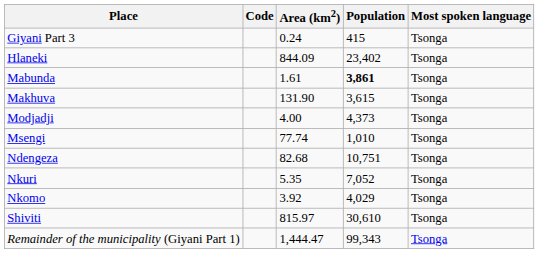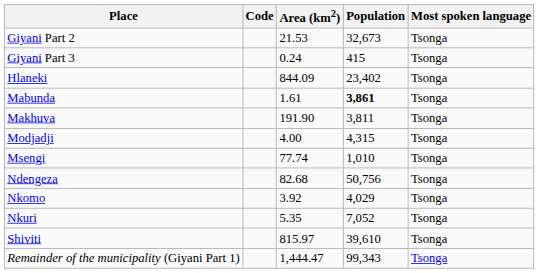+ row: (41, 37)
(297, 98) 131.90 -> (297, 118) 191.90
(360, 98) 3,615 -> (360, 118) 3,811
(360, 118) 4,373 -> (360, 138) 4,315
(364, 158) 10,751 -> (364, 178) 50,756
rows swapped: (22, 178) <-> (26, 198)
(364, 218) 30,610 -> (364, 238) 39,610
